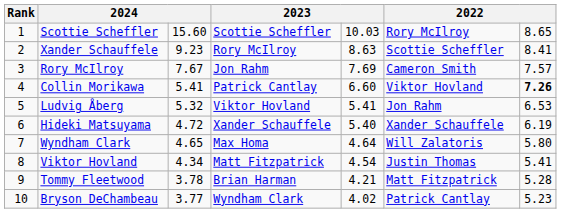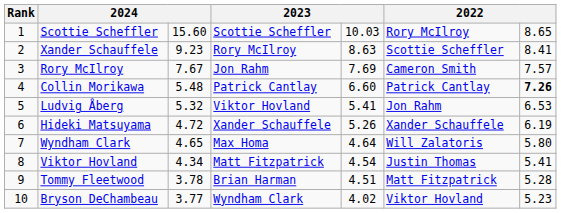(189, 88) 5.41 -> (189, 88) 5.48
(435, 88) Viktor Hovland -> (438, 88) Patrick Cantlay
(362, 125) 5.40 -> (362, 125) 5.26
(362, 181) 4.21 -> (362, 181) 4.51
(438, 199) Patrick Cantlay -> (435, 199) Viktor Hovland
